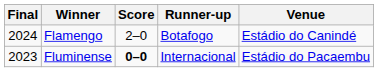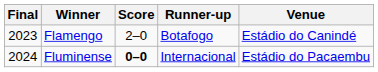(23, 35) 2024 -> (23, 35) 2023
(23, 56) 2023 -> (23, 56) 2024
